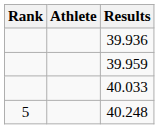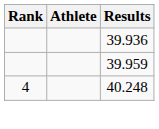- row: (127, 87)
(25, 111) 5 -> (25, 87) 4
